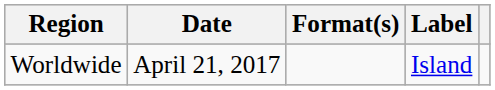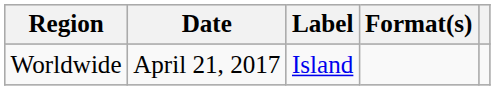columns swapped: (346, 24) <-> (442, 24)
